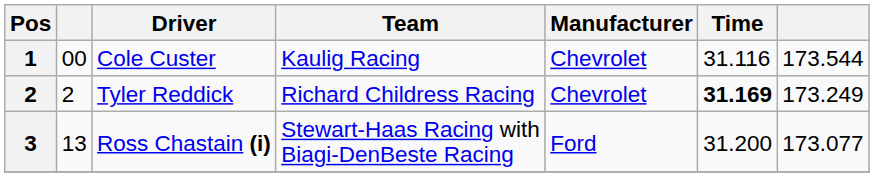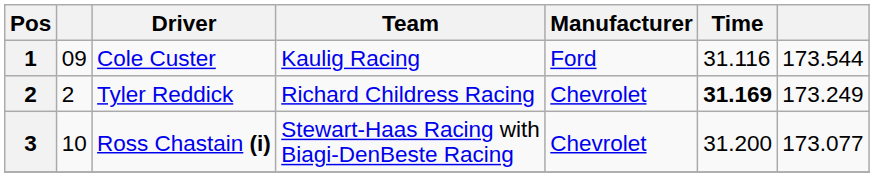(74, 58) 00 -> (74, 58) 09
(598, 58) Chevrolet -> (573, 58) Ford
(74, 142) 13 -> (74, 142) 10
(573, 142) Ford -> (598, 142) Chevrolet
